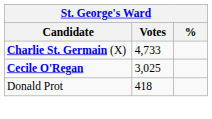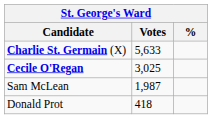(148, 50) 4,733 -> (148, 50) 5,633
+ row: (38, 86)
